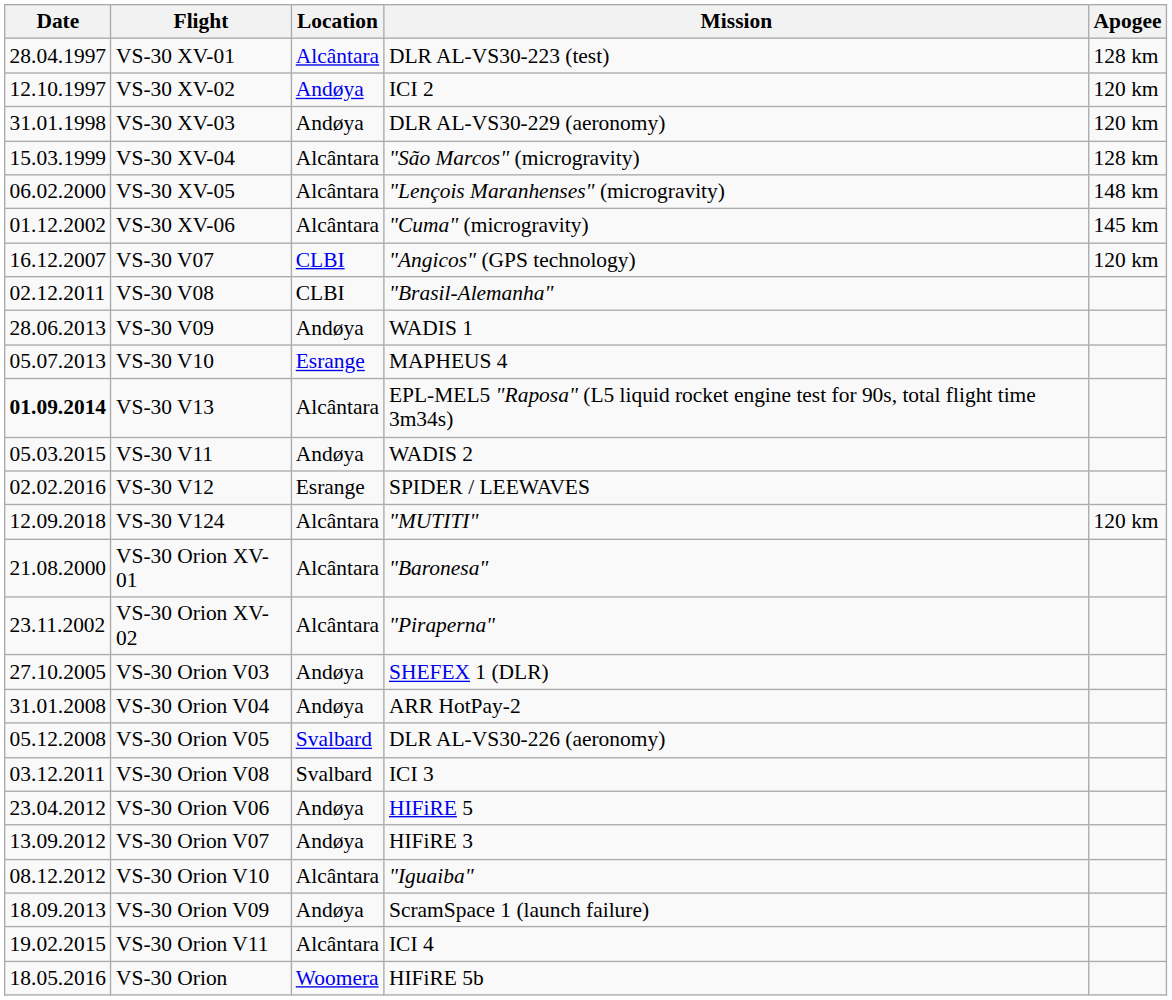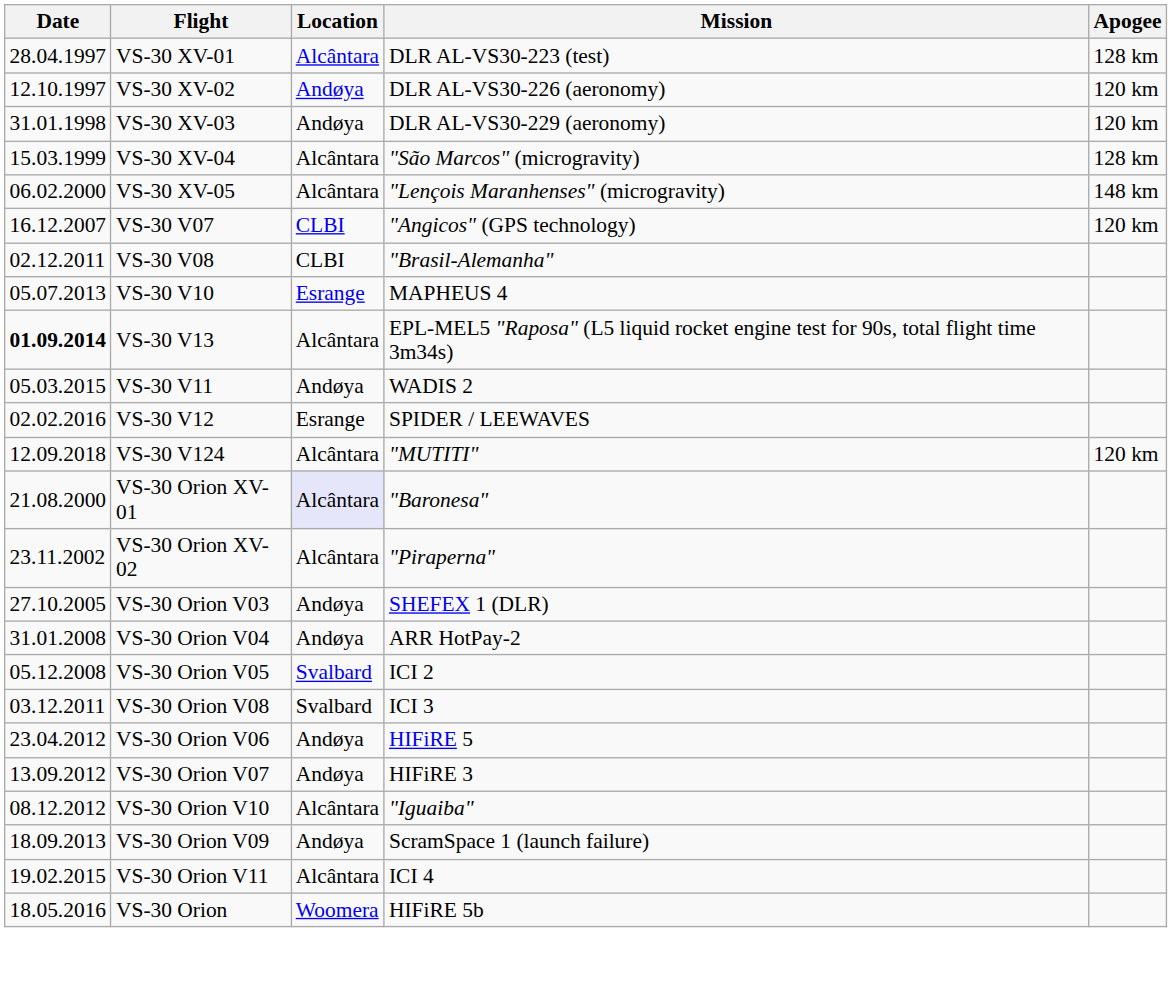(411, 89) ICI 2 -> (527, 89) DLR AL-VS30-226 (aeronomy)
- row: (175, 225)
- row: (165, 327)
(337, 567) no background -> (337, 499) lavender background
(527, 739) DLR AL-VS30-226 (aeronomy) -> (411, 671) ICI 2
